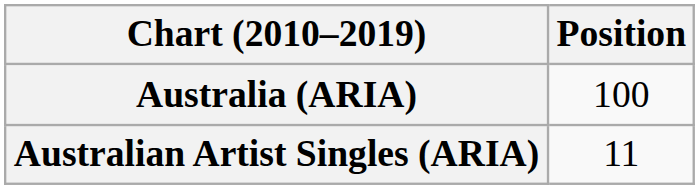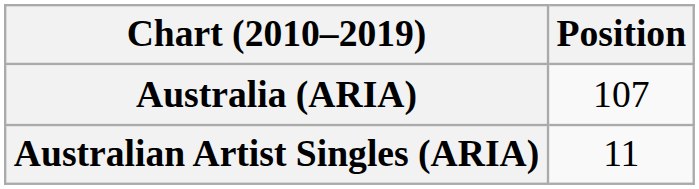(621, 93) 100 -> (621, 93) 107
